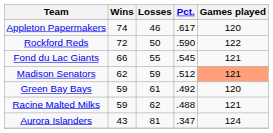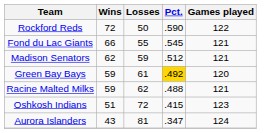- row: (56, 27)
(233, 74) lightsalmon background -> (221, 58) no background
(186, 89) no background -> (174, 74) gold background
+ row: (50, 105)
